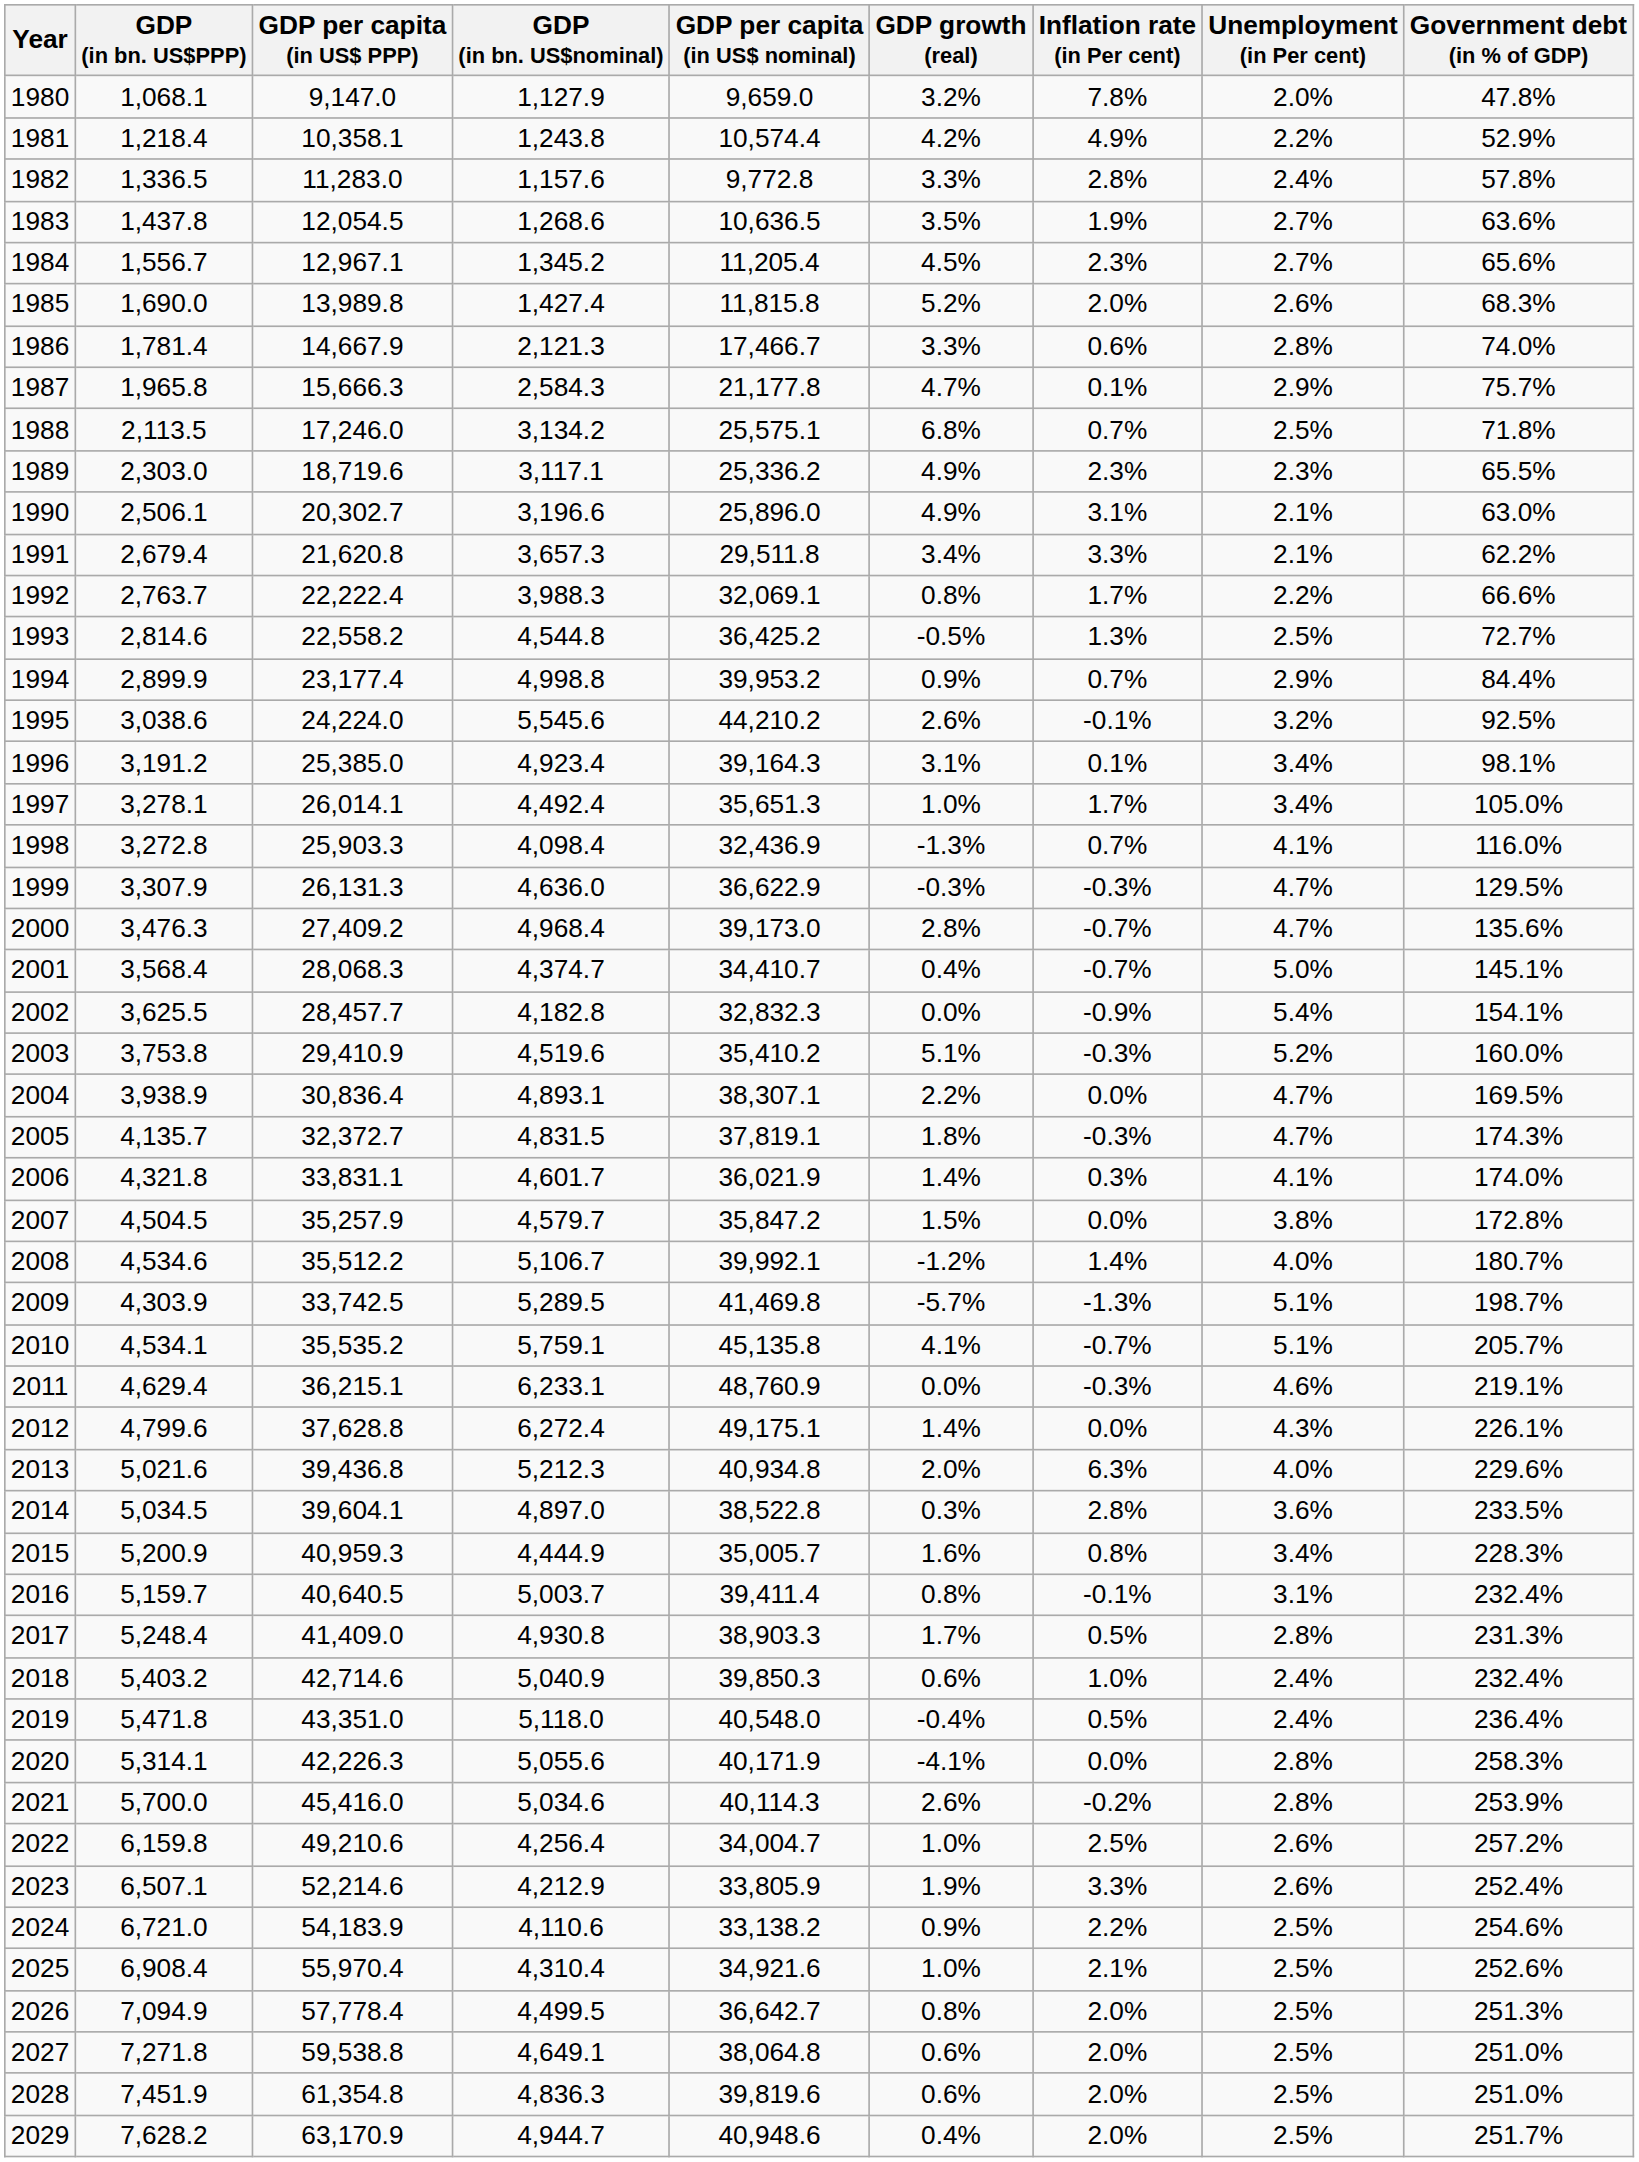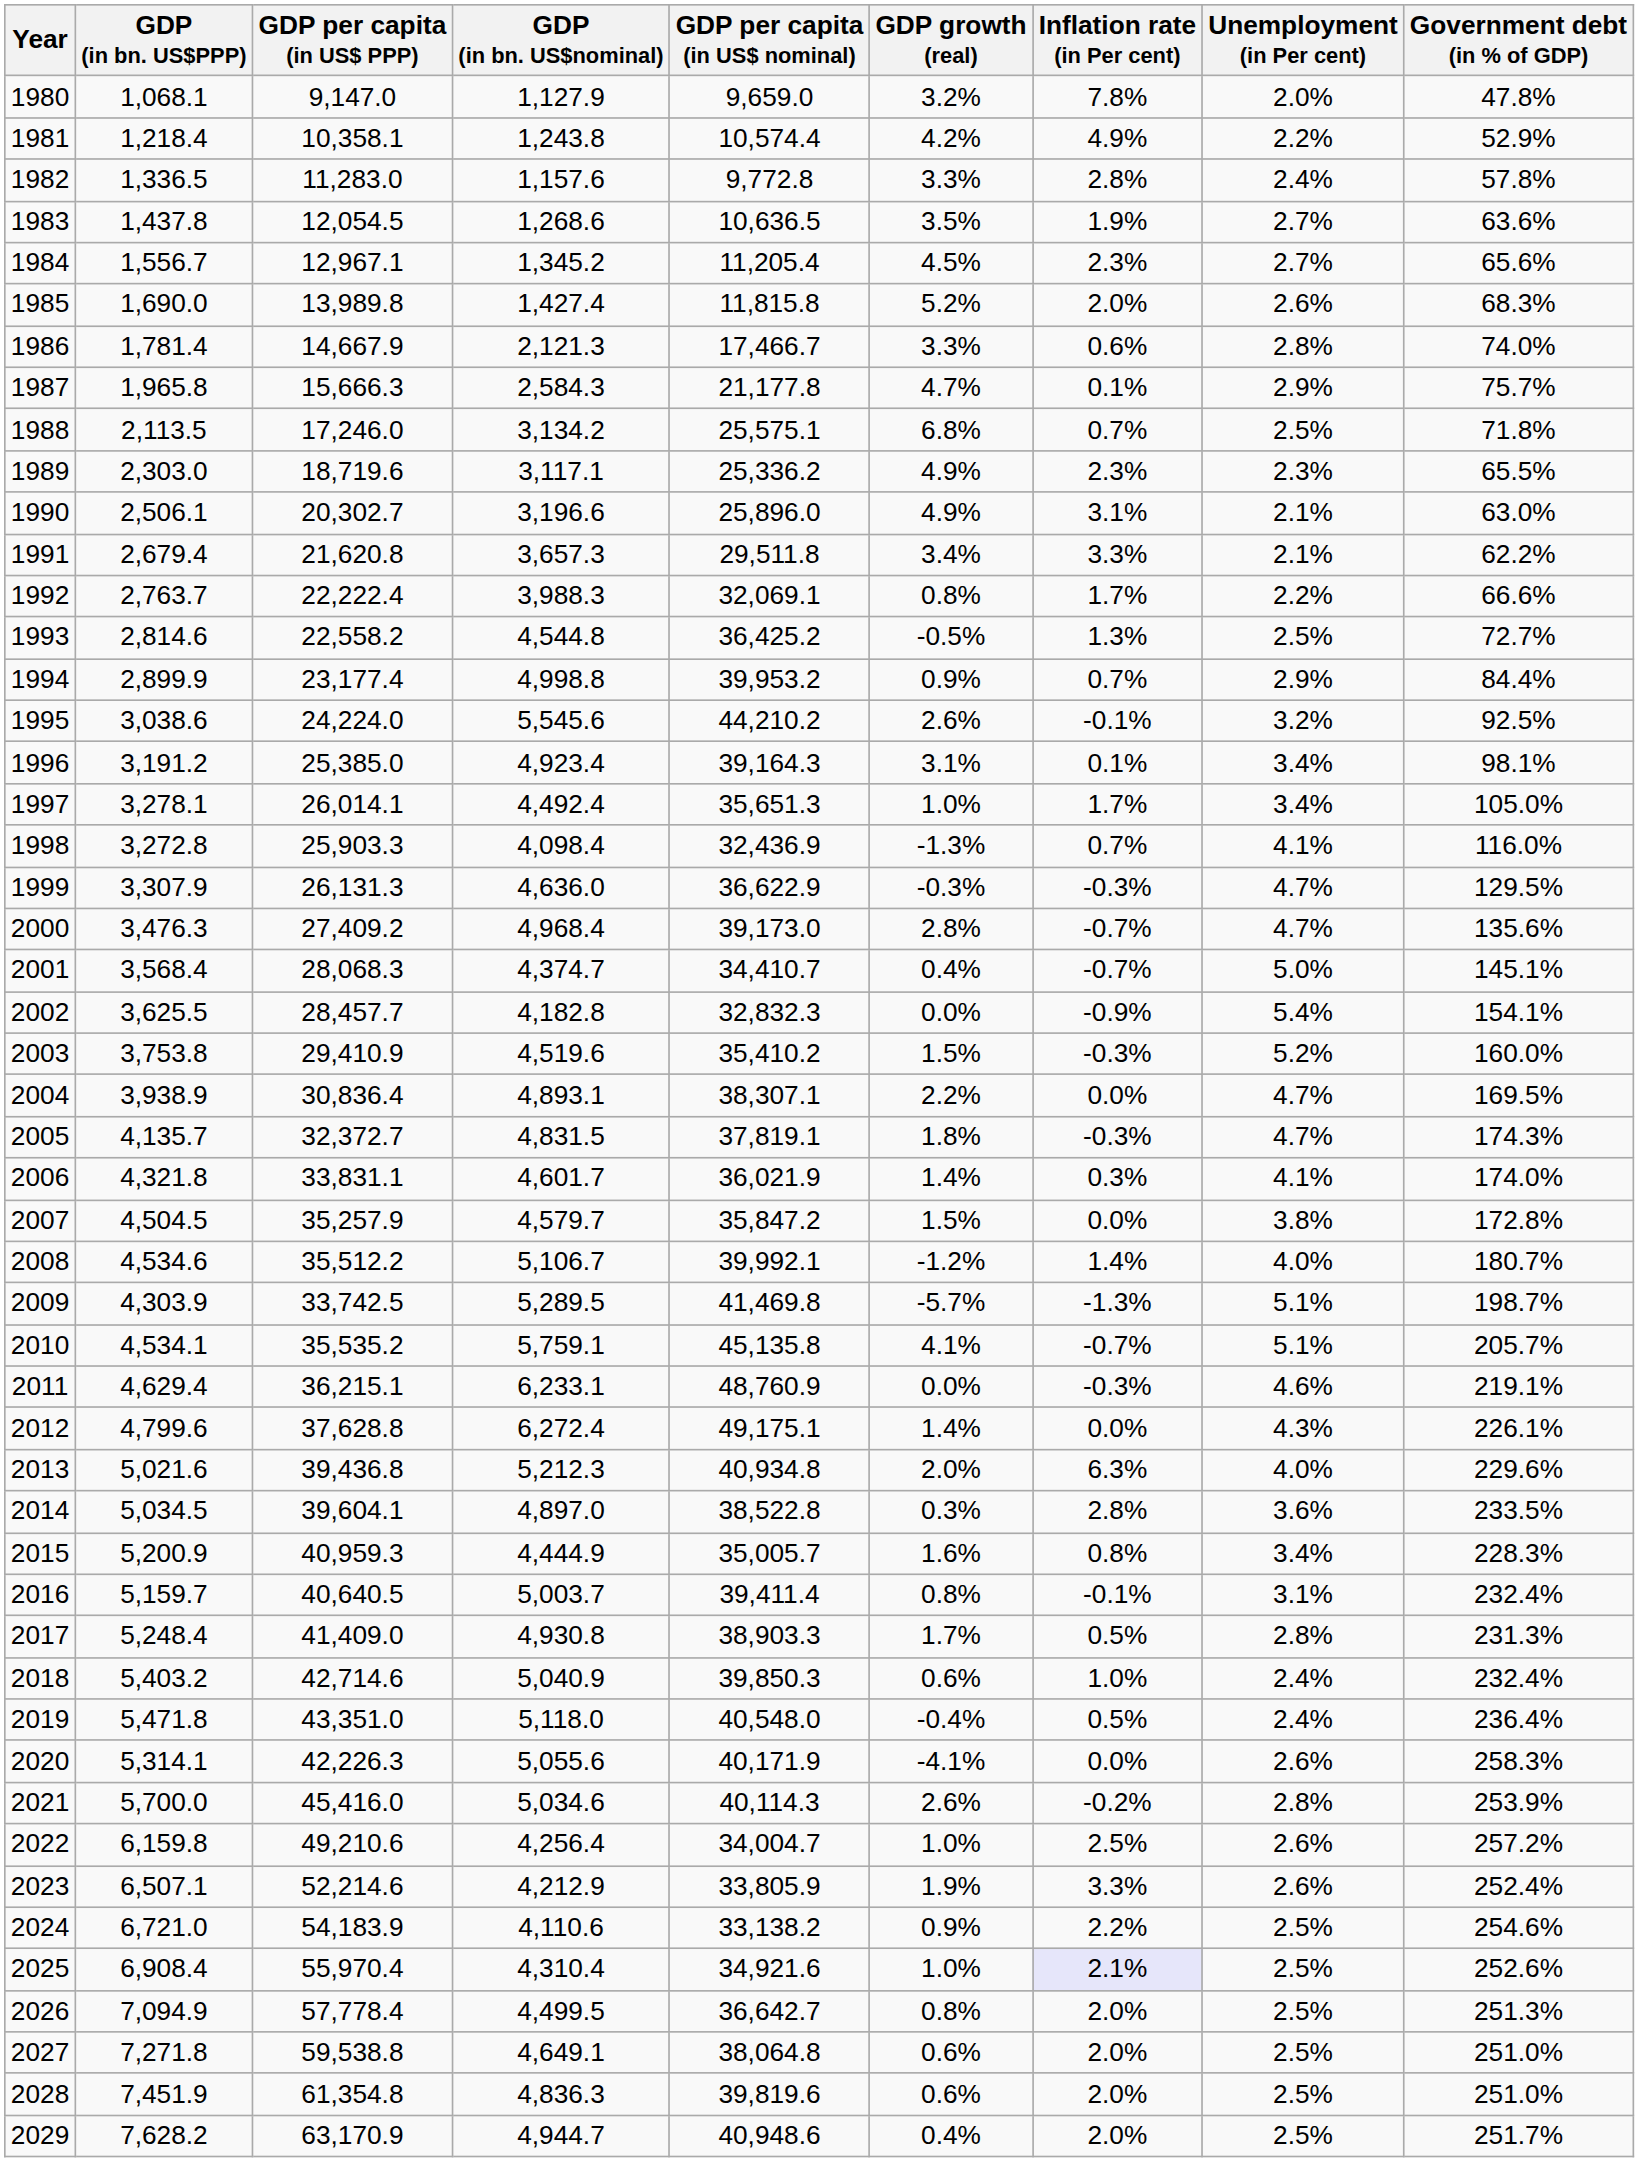(951, 1053) 5.1% -> (951, 1053) 1.5%
(1303, 1761) 2.8% -> (1303, 1761) 2.6%
(1117, 1969) no background -> (1117, 1969) lavender background
